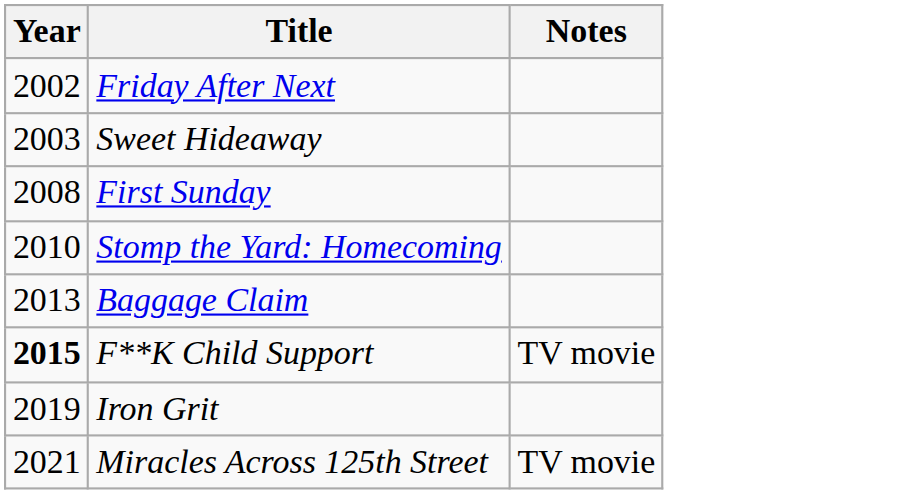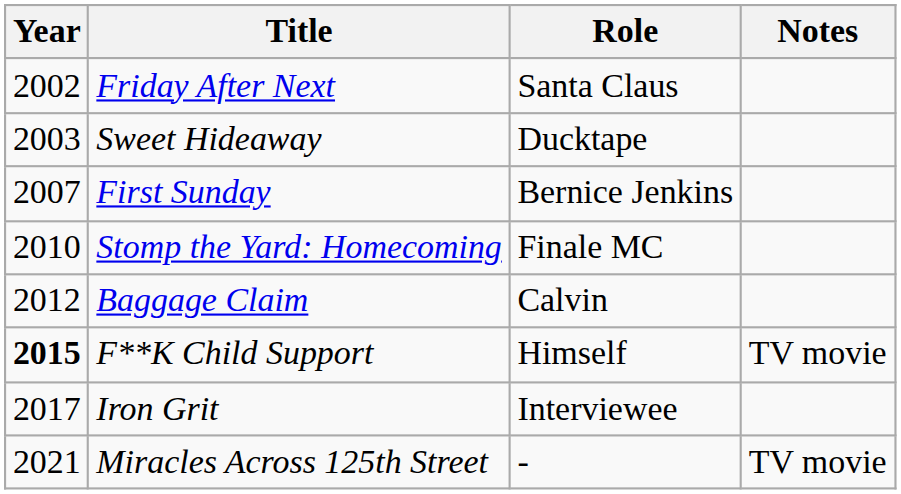+ column: (625, 31)
(47, 192) 2008 -> (47, 192) 2007
(47, 300) 2013 -> (47, 300) 2012
(47, 407) 2019 -> (47, 407) 2017
